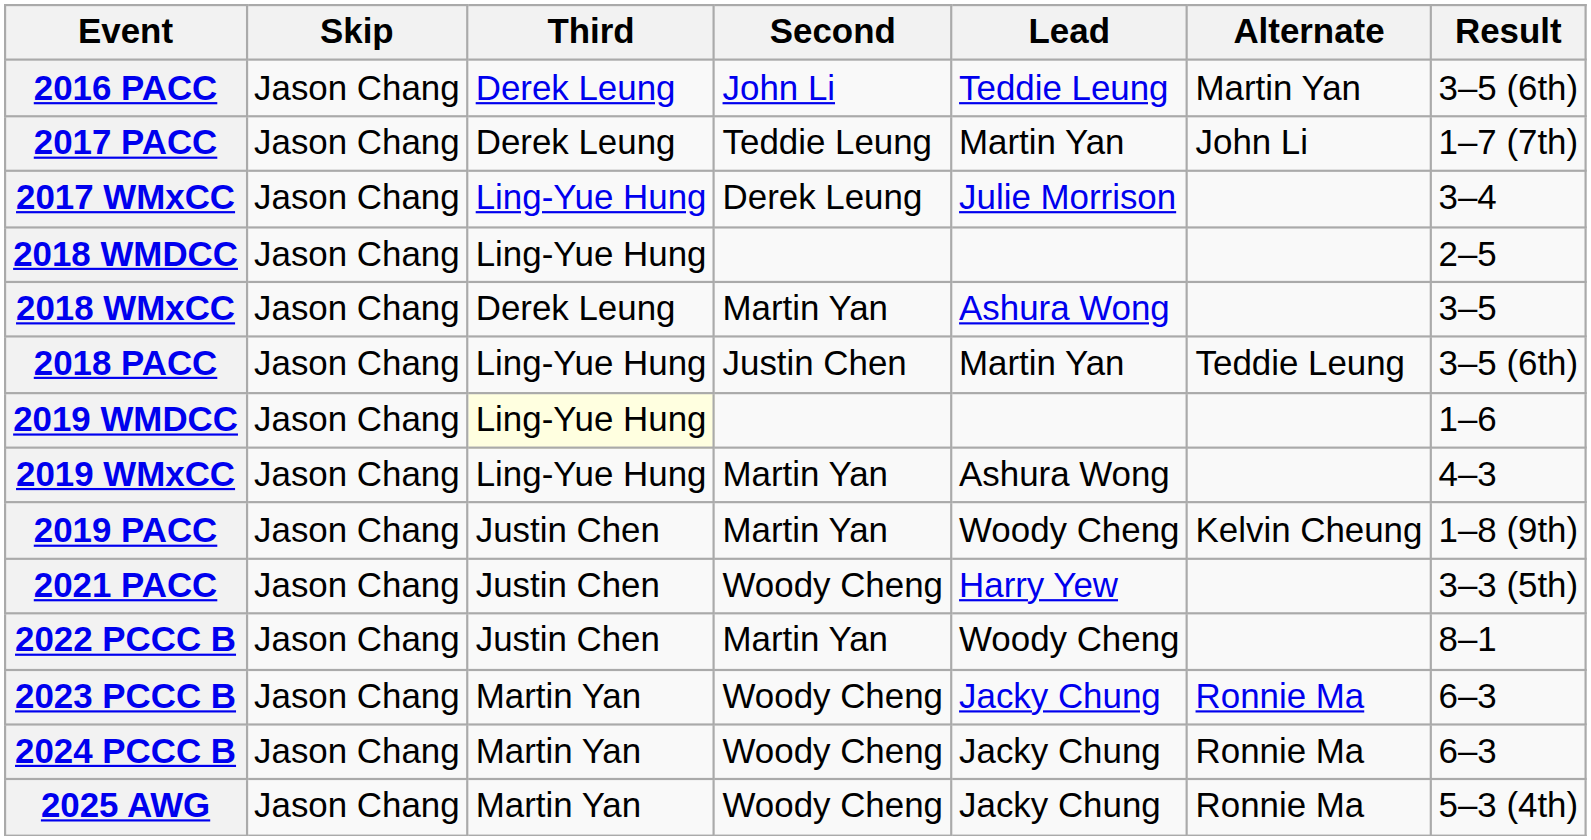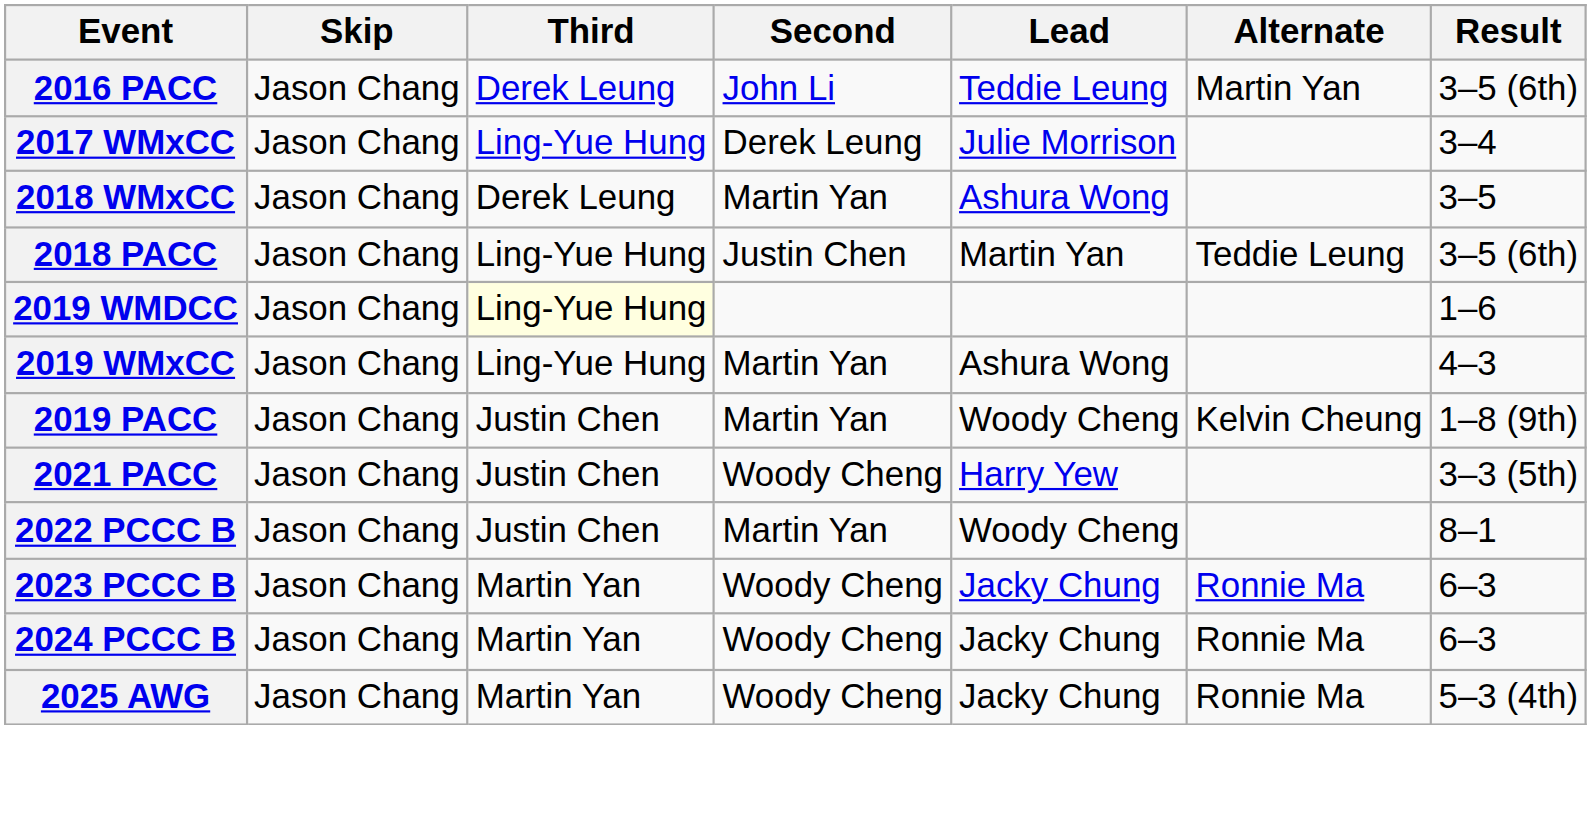- row: (126, 142)
- row: (126, 253)
